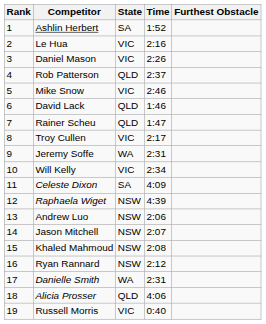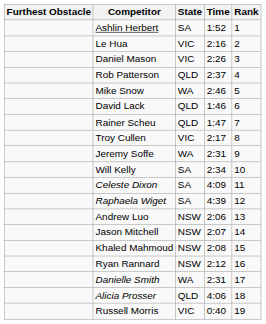columns swapped: (19, 12) <-> (216, 12)
(126, 91) VIC -> (186, 91) WA
(126, 169) VIC -> (184, 169) SA
(129, 201) NSW -> (184, 201) SA
